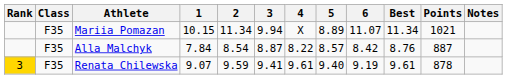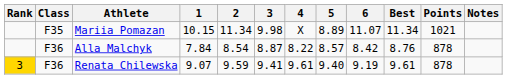(270, 30) 9.94 -> (270, 30) 9.98
(54, 48) F35 -> (54, 48) F36
(443, 48) 887 -> (443, 48) 878
(54, 65) F35 -> (54, 65) F36
